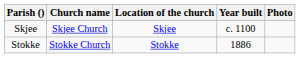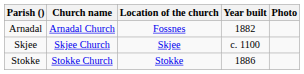+ row: (26, 28)
